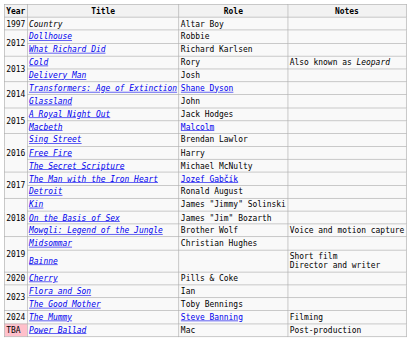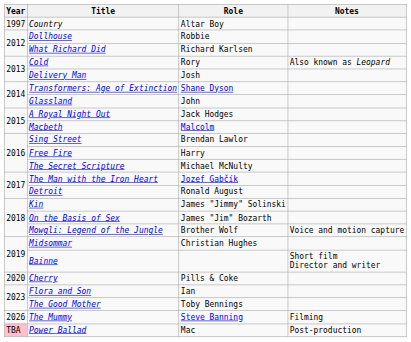(16, 317) 2024 -> (16, 317) 2026
